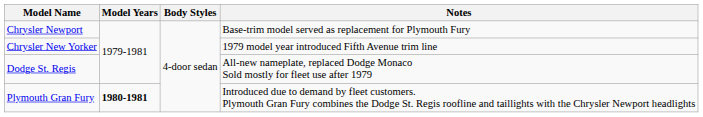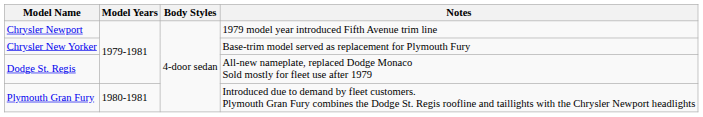(346, 29) Base-trim model served as replacement for Plymouth Fury -> (330, 29) 1979 model year introduced Fifth Avenue trim line
(330, 46) 1979 model year introduced Fifth Avenue trim line -> (346, 46) Base-trim model served as replacement for Plymouth Fury
(125, 97) bold -> (125, 97) normal
